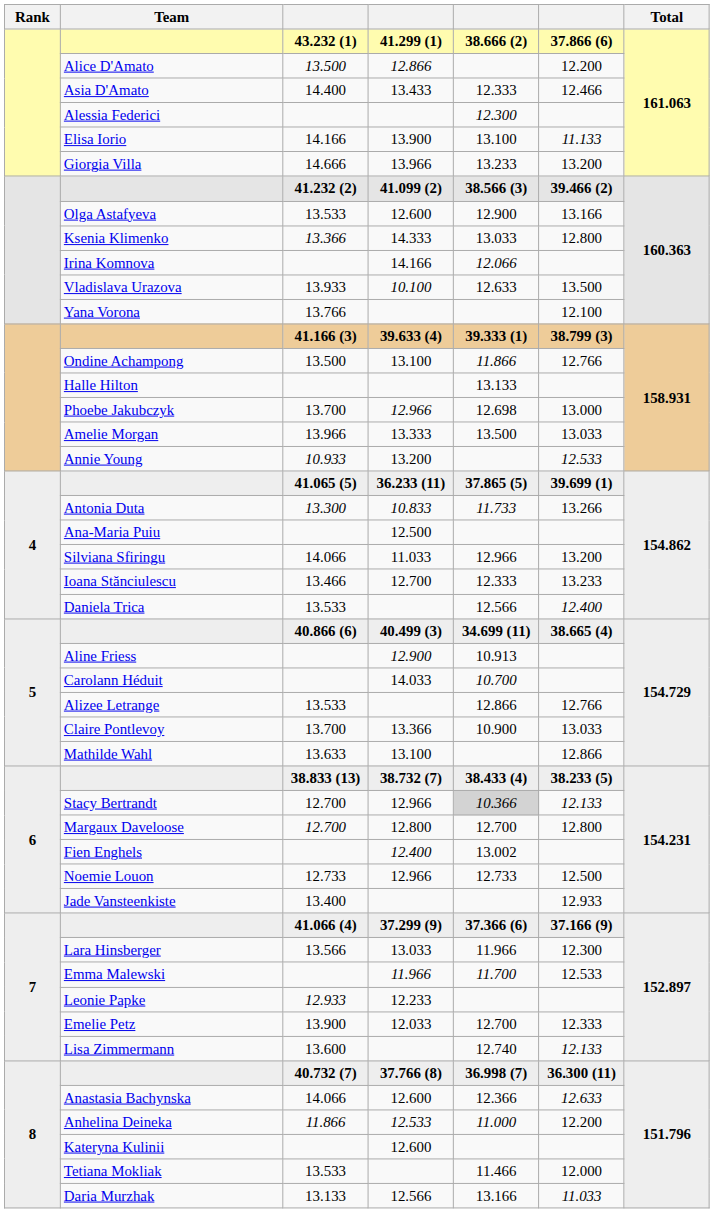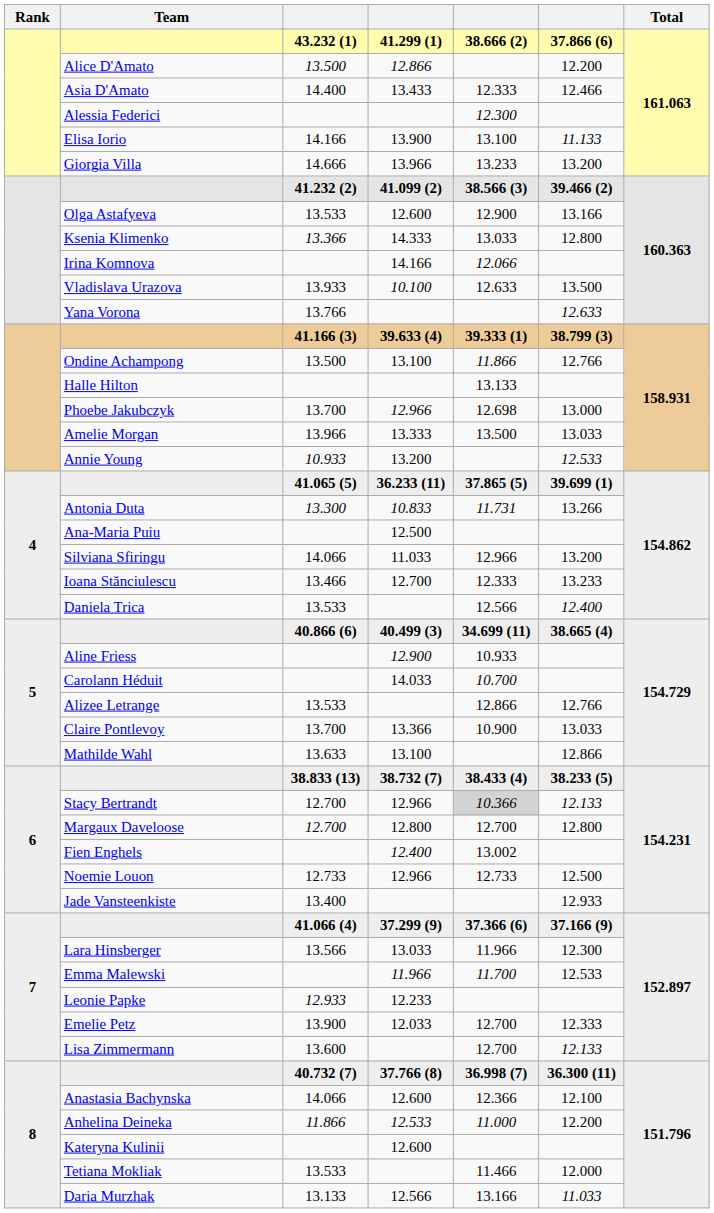(582, 311) 12.100 -> (582, 311) 12.633
(496, 508) 11.733 -> (496, 508) 11.731
(496, 655) 10.913 -> (496, 655) 10.933
(496, 1048) 12.740 -> (496, 1048) 12.700
(582, 1097) 12.633 -> (582, 1097) 12.100
